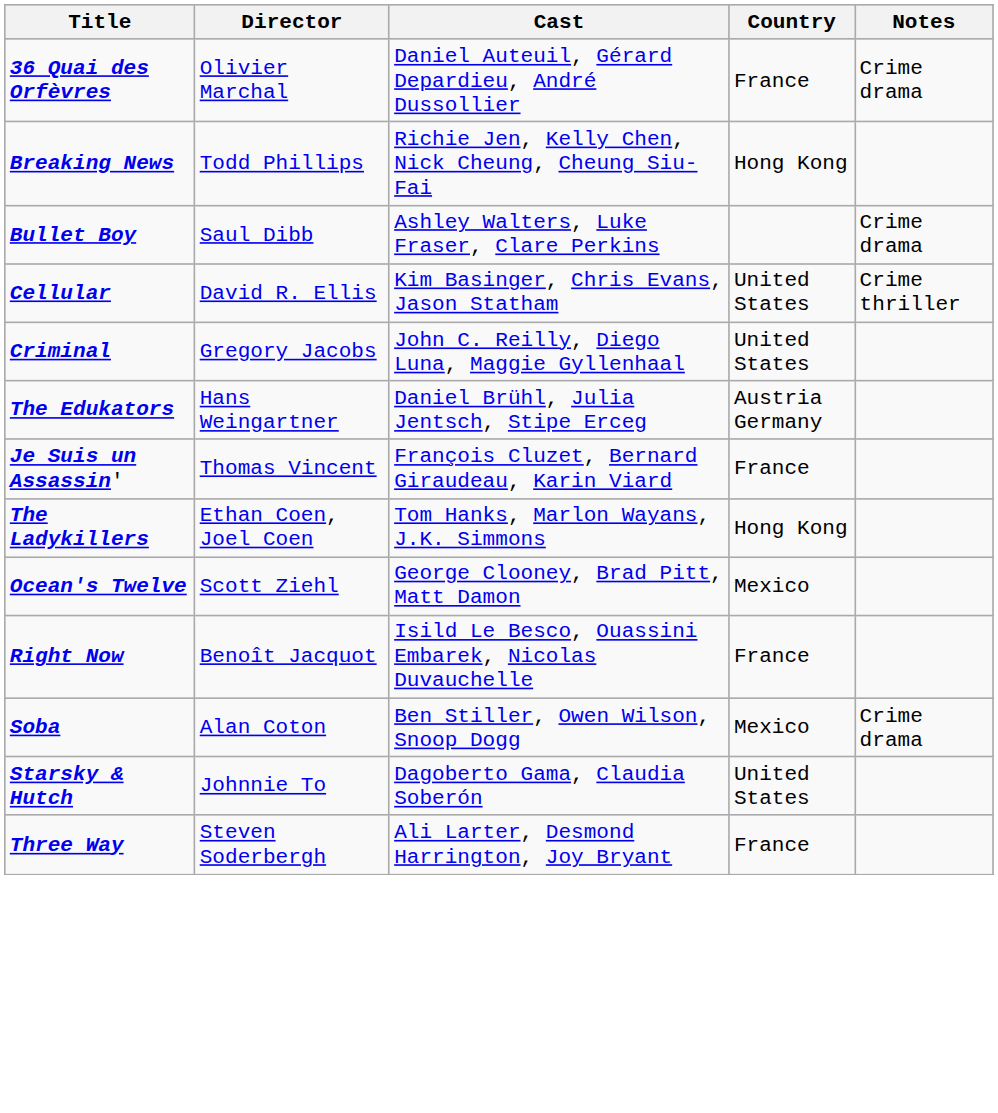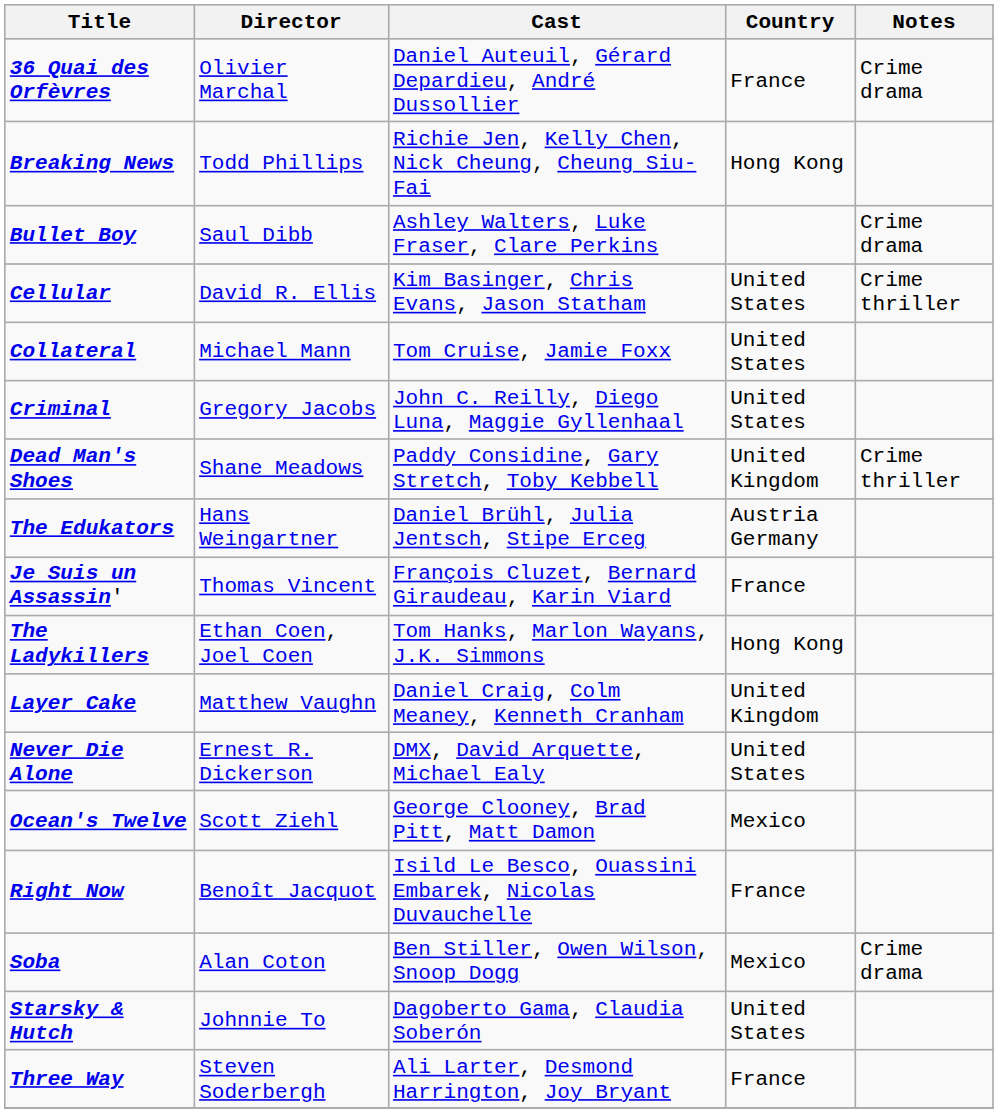+ row: (73, 352)
+ row: (73, 469)
+ row: (73, 703)
+ row: (67, 762)
